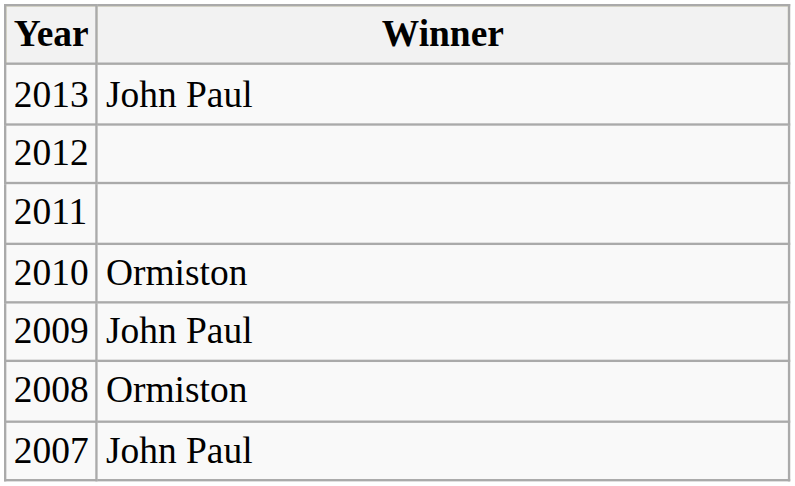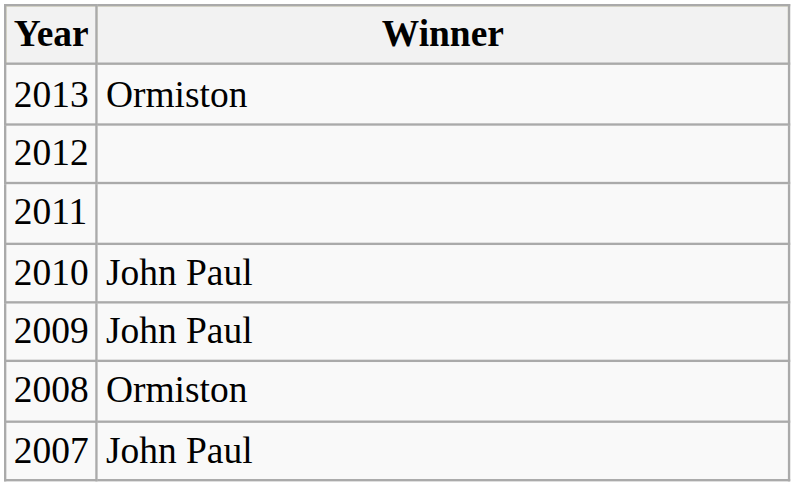(179, 93) John Paul -> (177, 93) Ormiston
(177, 271) Ormiston -> (179, 271) John Paul
